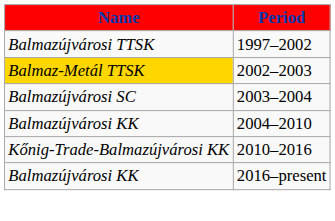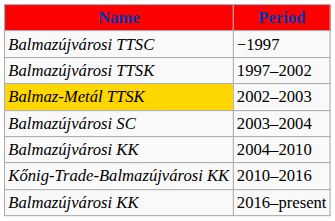+ row: (258, 44)
